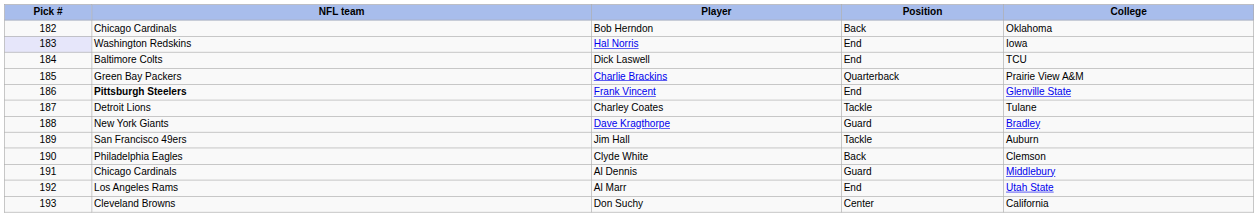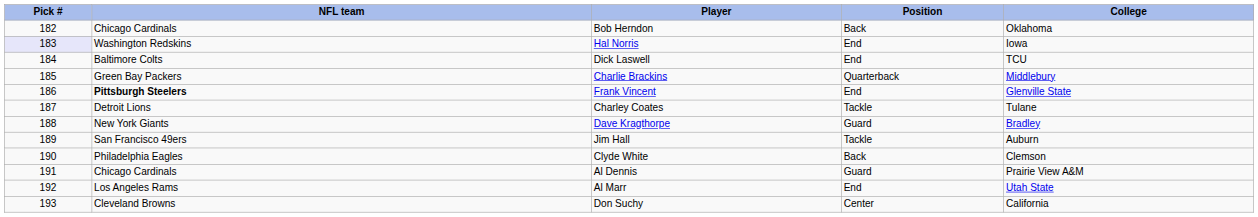(1045, 76) Prairie View A&M -> (1031, 76) Middlebury
(1031, 172) Middlebury -> (1045, 172) Prairie View A&M
